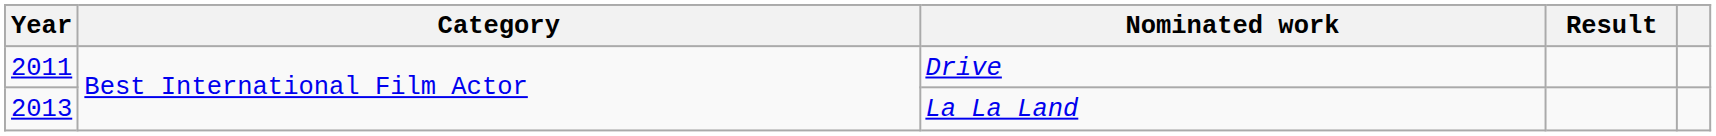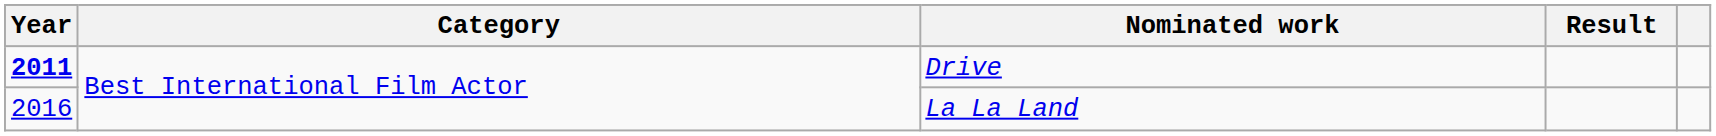(42, 67) normal -> (42, 67) bold
(42, 109) 2013 -> (42, 109) 2016
